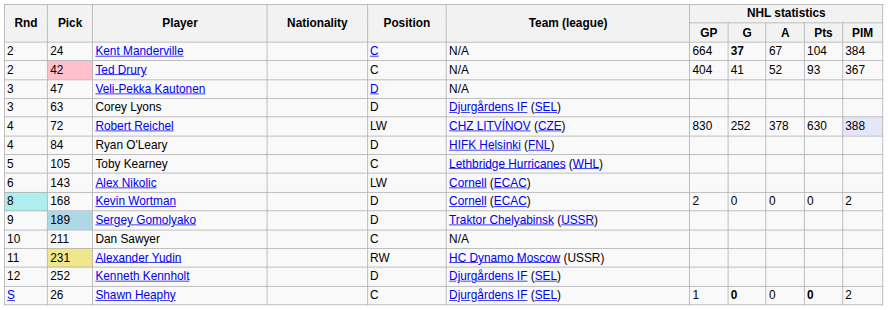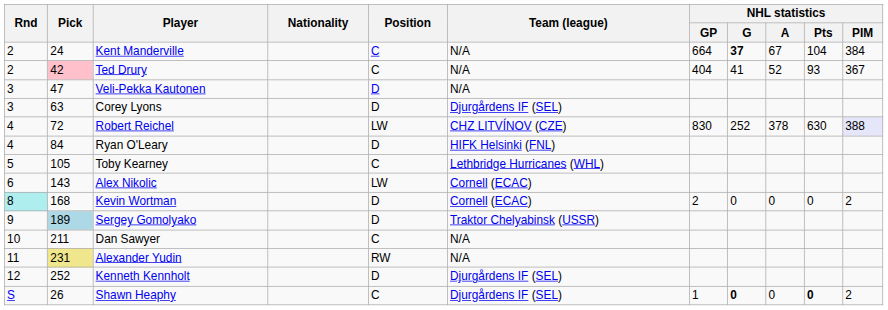(527, 257) HC Dynamo Moscow (USSR) -> (460, 257) N/A
